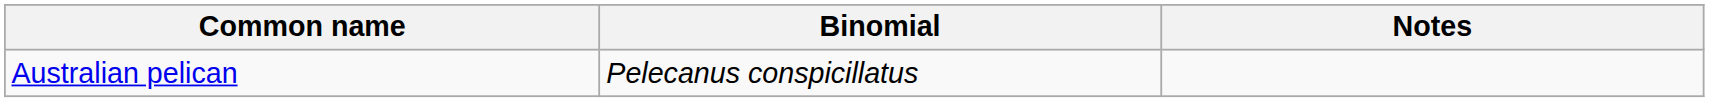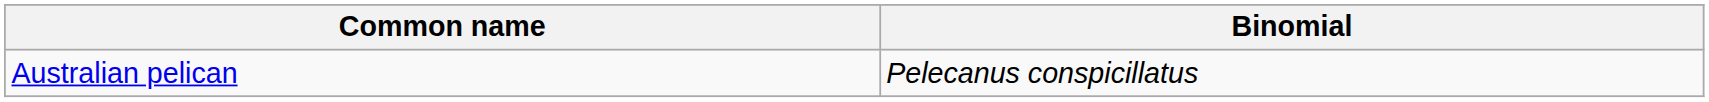- column: (1432, 27)
